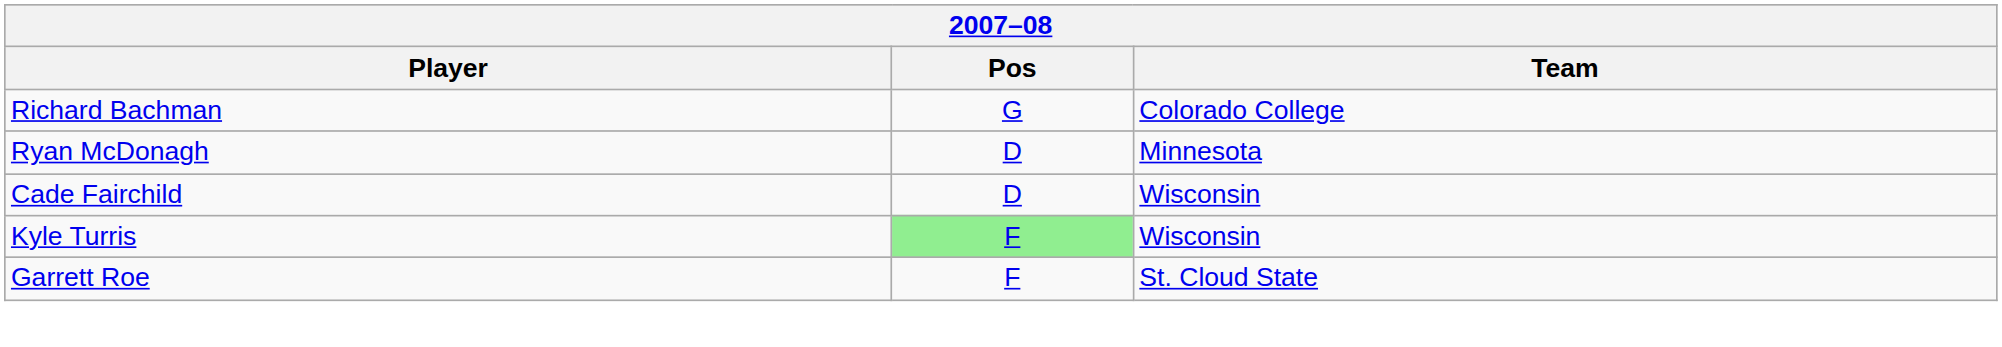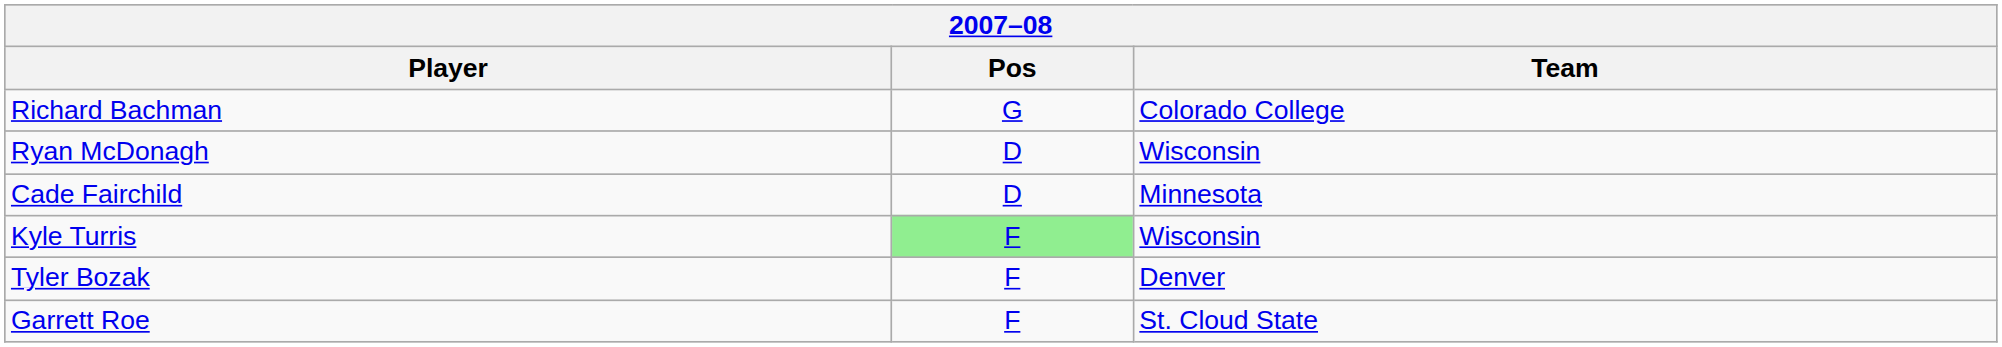(1201, 151) Minnesota -> (1200, 151) Wisconsin
(1200, 194) Wisconsin -> (1201, 194) Minnesota
+ row: (80, 278)
